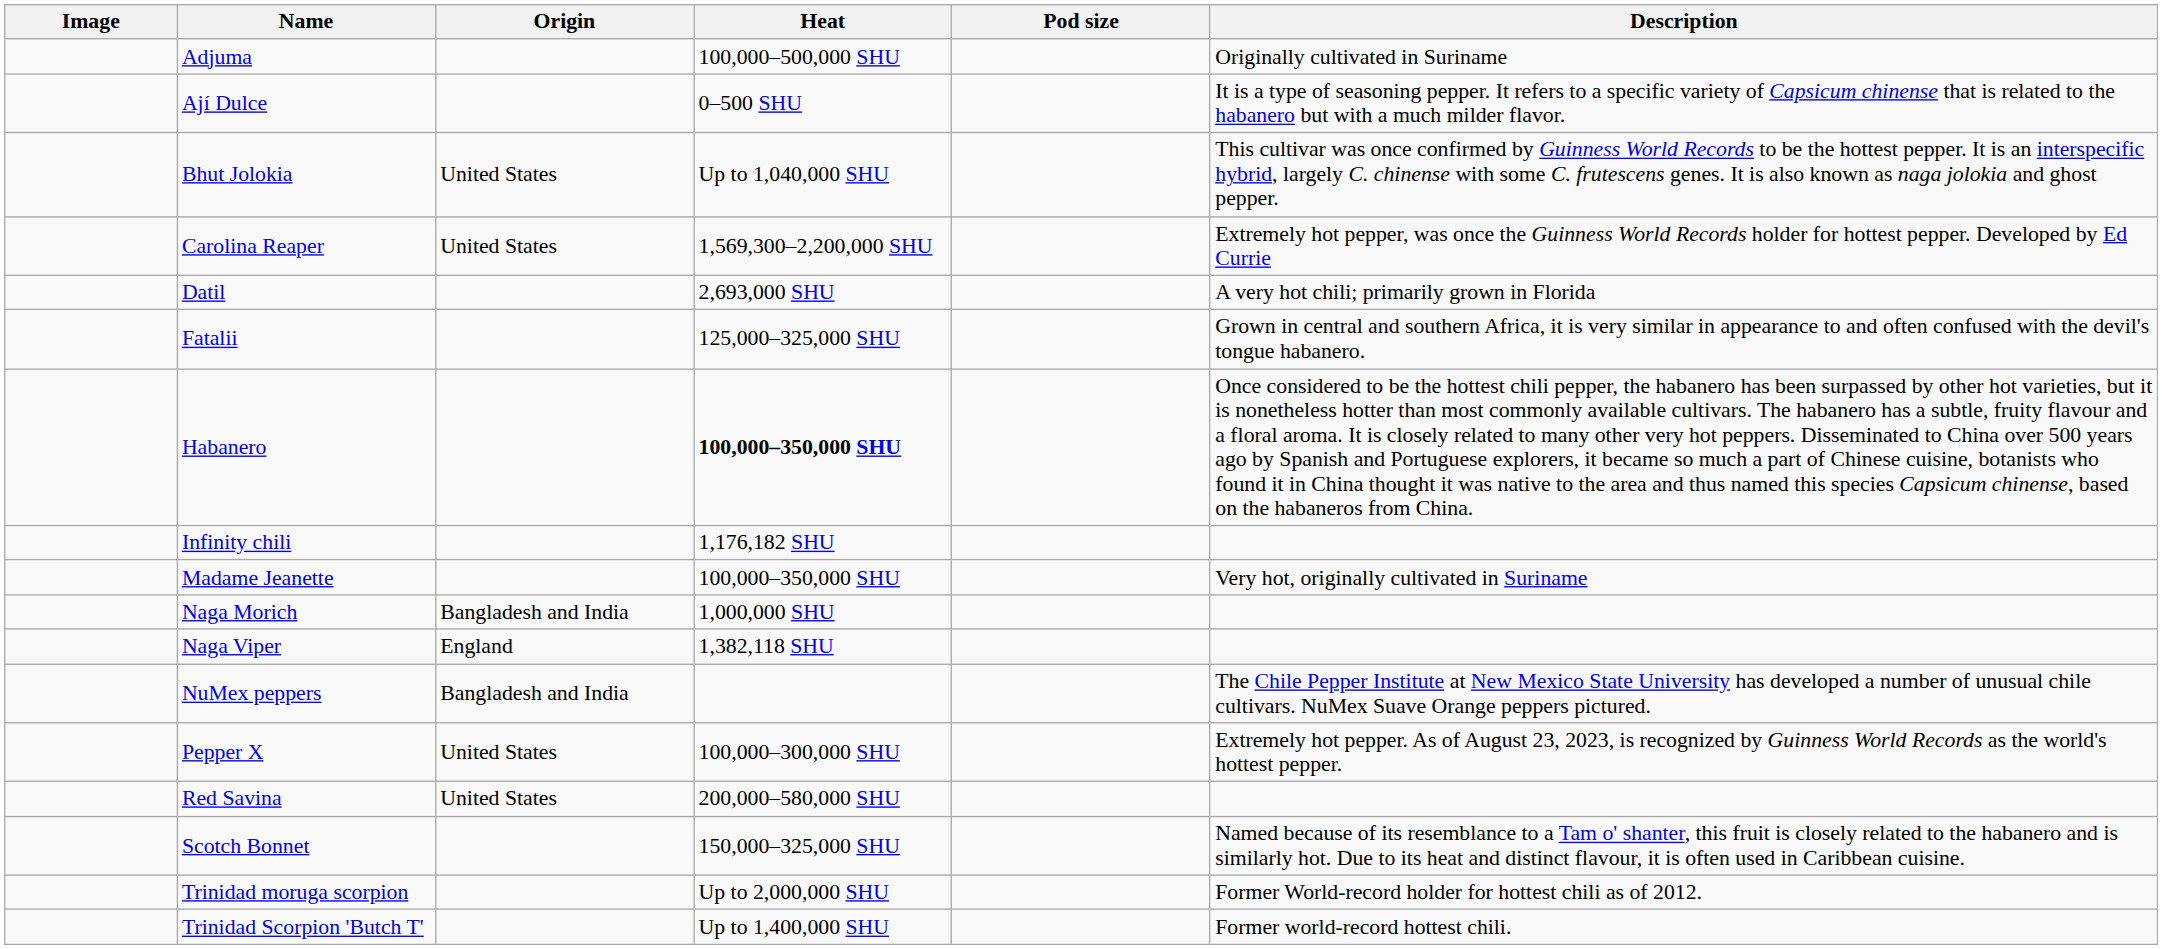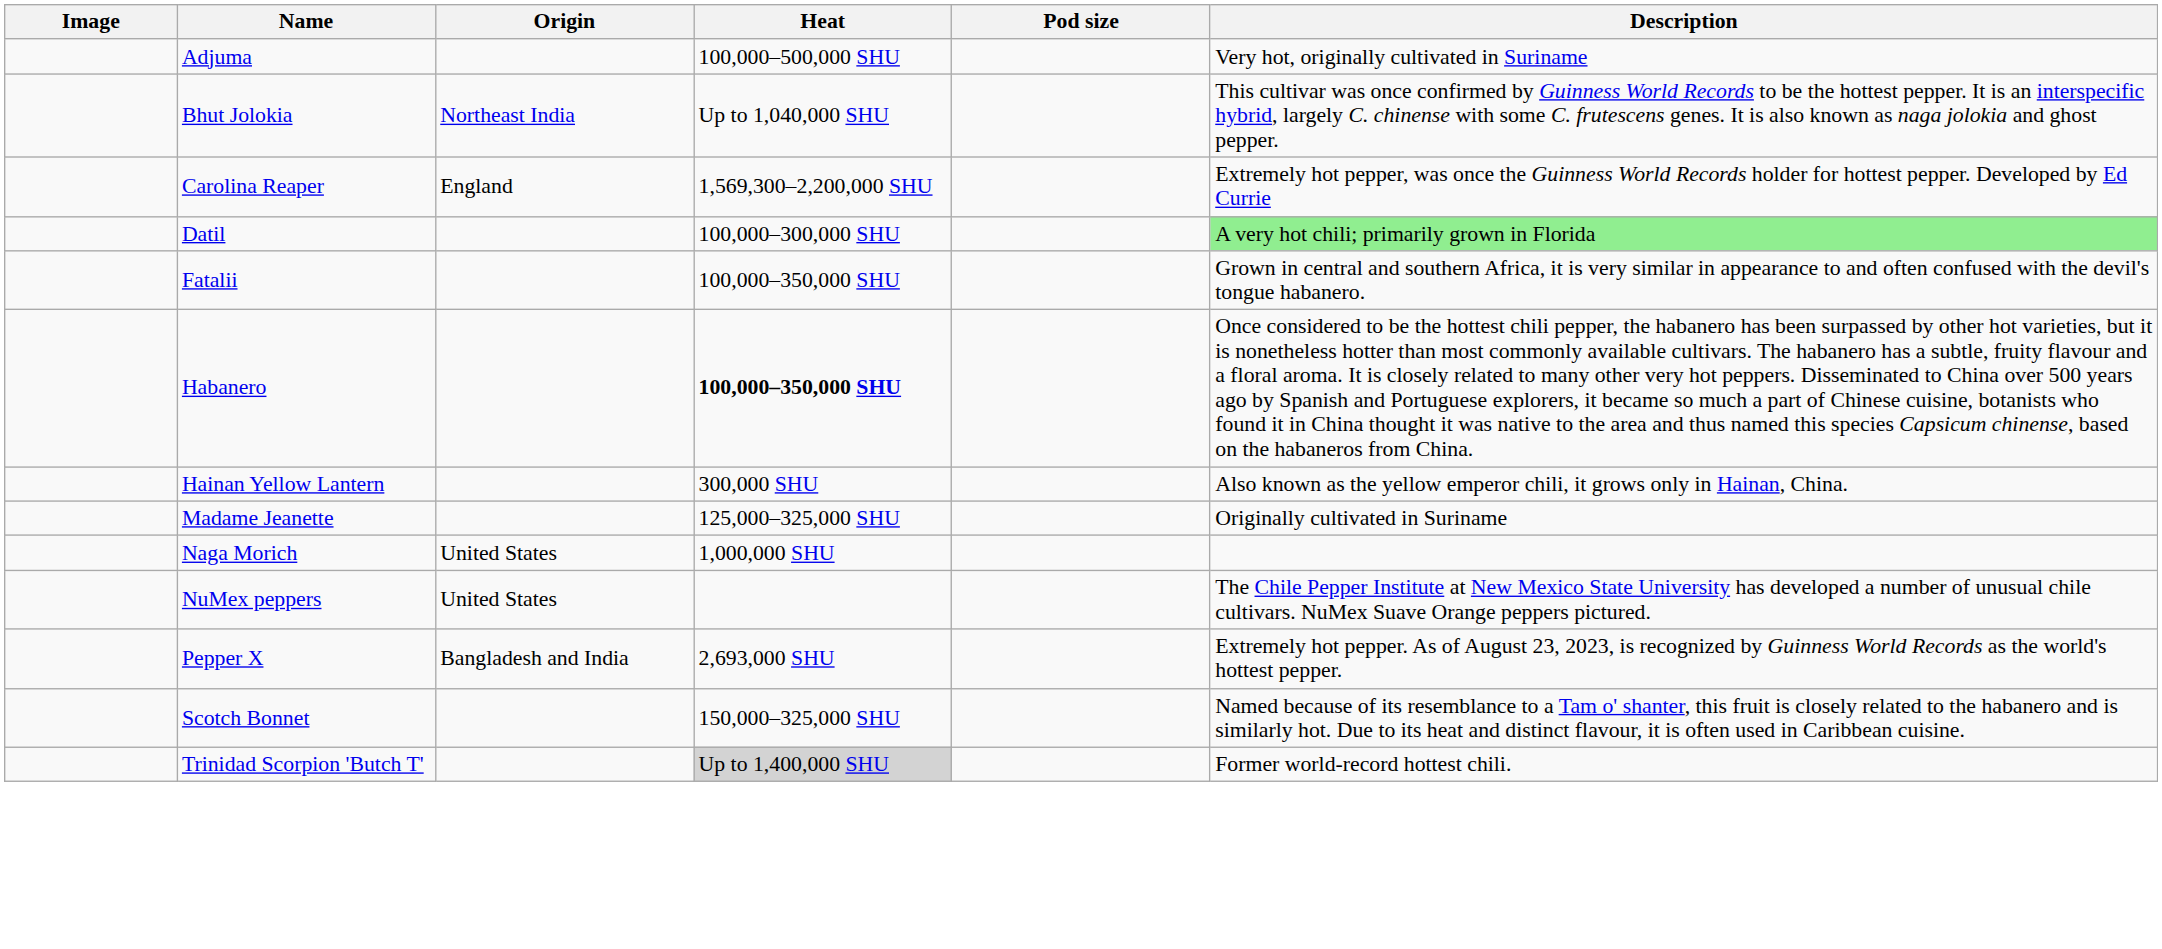(1361, 56) Originally cultivated in Suriname -> (1401, 56) Very hot, originally cultivated in Suriname
- row: (225, 103)
(499, 174) United States -> (508, 115) Northeast India
(499, 245) United States -> (477, 186) England
(767, 292) 2,693,000 SHU -> (799, 233) 100,000–300,000 SHU
(1405, 292) no background -> (1405, 233) lightgreen background
(799, 338) 125,000–325,000 SHU -> (799, 279) 100,000–350,000 SHU
+ row: (283, 483)
- row: (237, 542)
(799, 577) 100,000–350,000 SHU -> (799, 518) 125,000–325,000 SHU
(1401, 577) Very hot, originally cultivated in Suriname -> (1361, 518) Originally cultivated in Suriname
(535, 611) Bangladesh and India -> (499, 552) United States
- row: (232, 646)
(535, 692) Bangladesh and India -> (499, 599) United States
(499, 751) United States -> (535, 658) Bangladesh and India
(799, 751) 100,000–300,000 SHU -> (767, 658) 2,693,000 SHU
- row: (232, 798)
- row: (295, 892)
(794, 926) no background -> (794, 764) lightgrey background
